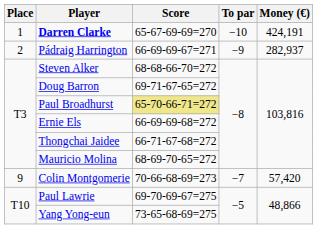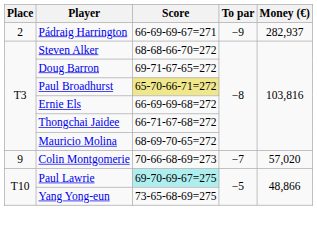- row: (75, 31)
(285, 178) 57,420 -> (285, 159) 57,020
(176, 196) no background -> (176, 178) paleturquoise background
